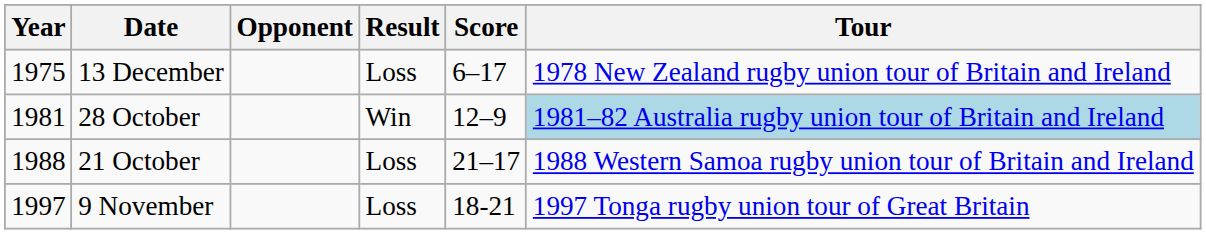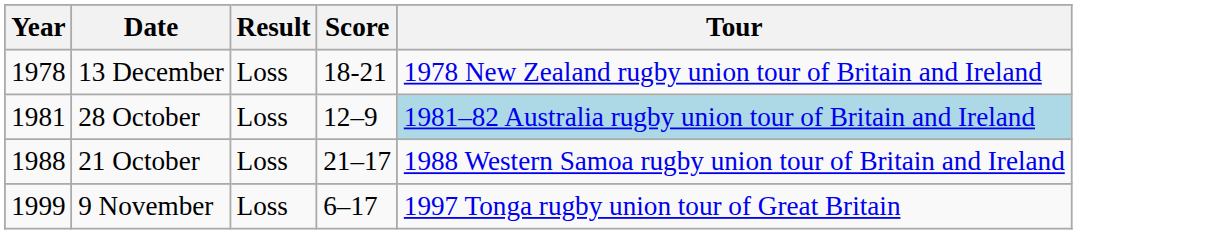- column: (295, 27)
(38, 71) 1975 -> (38, 71) 1978
(479, 71) 6–17 -> (355, 71) 18-21
(388, 116) Win -> (262, 116) Loss
(38, 206) 1997 -> (38, 206) 1999
(484, 206) 18-21 -> (350, 206) 6–17
